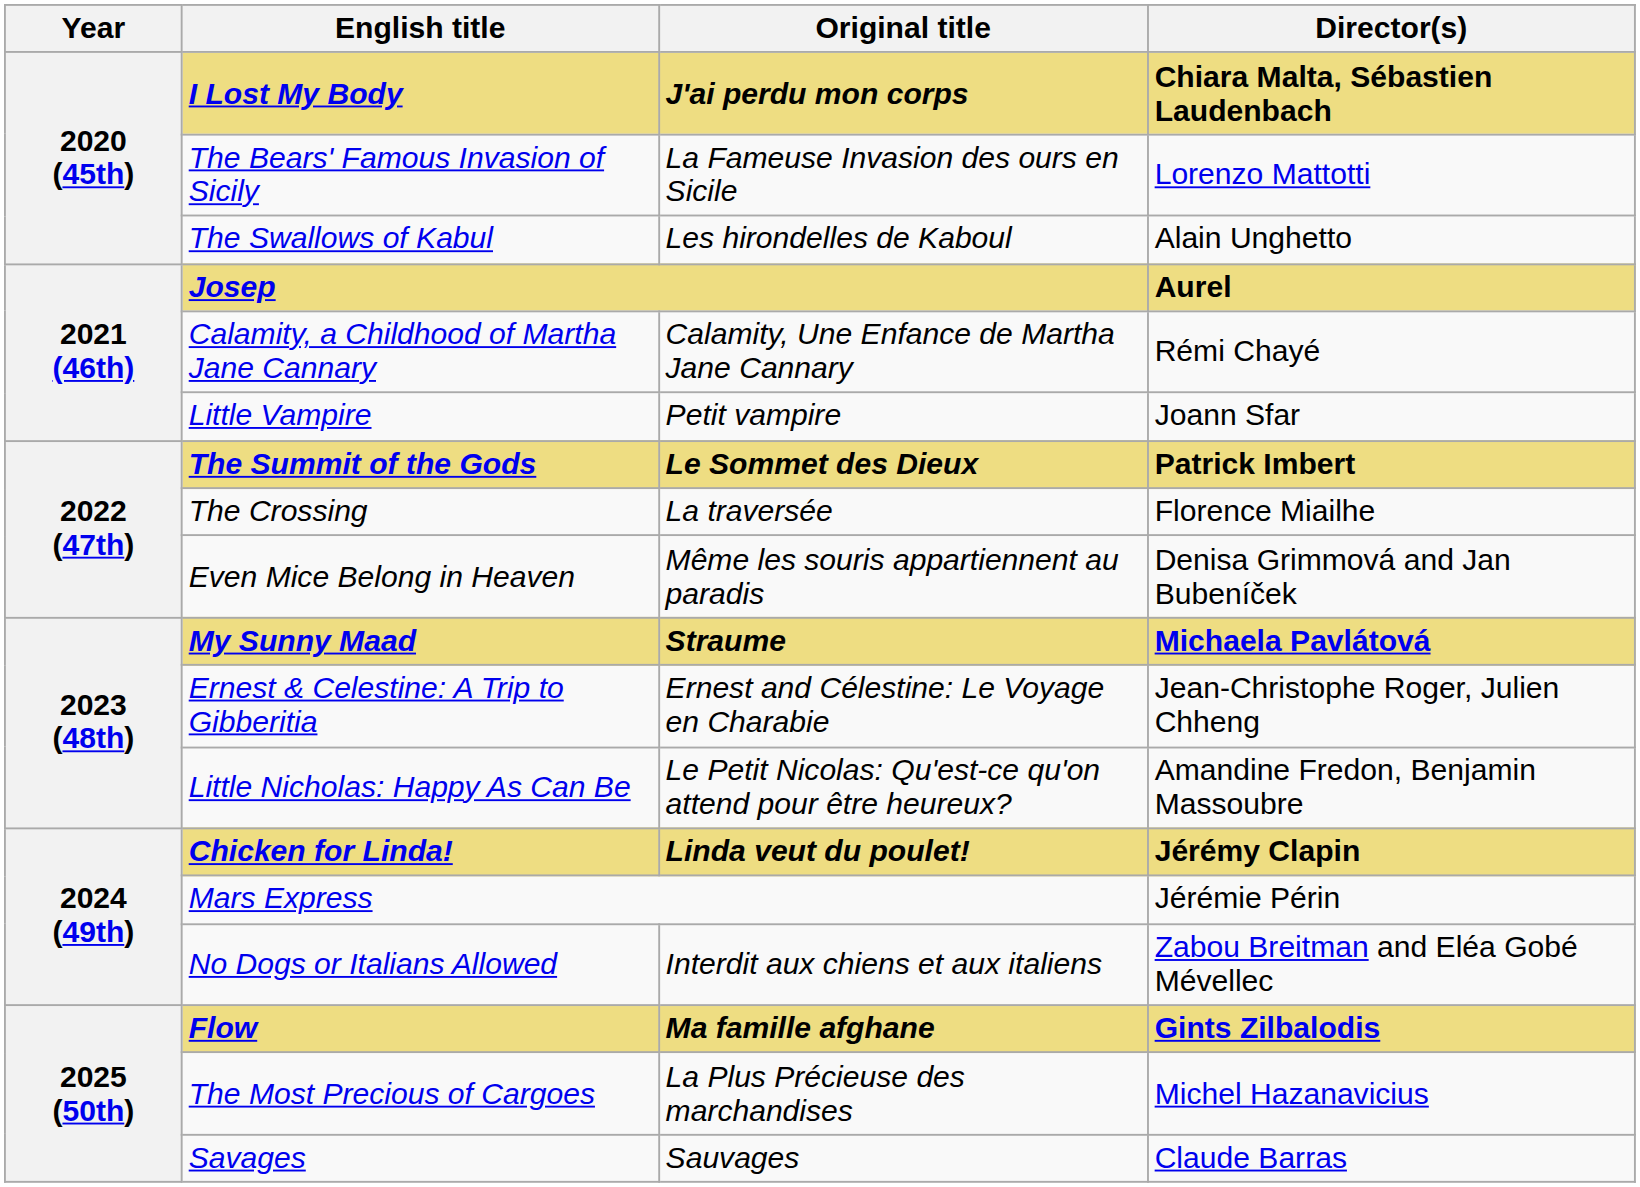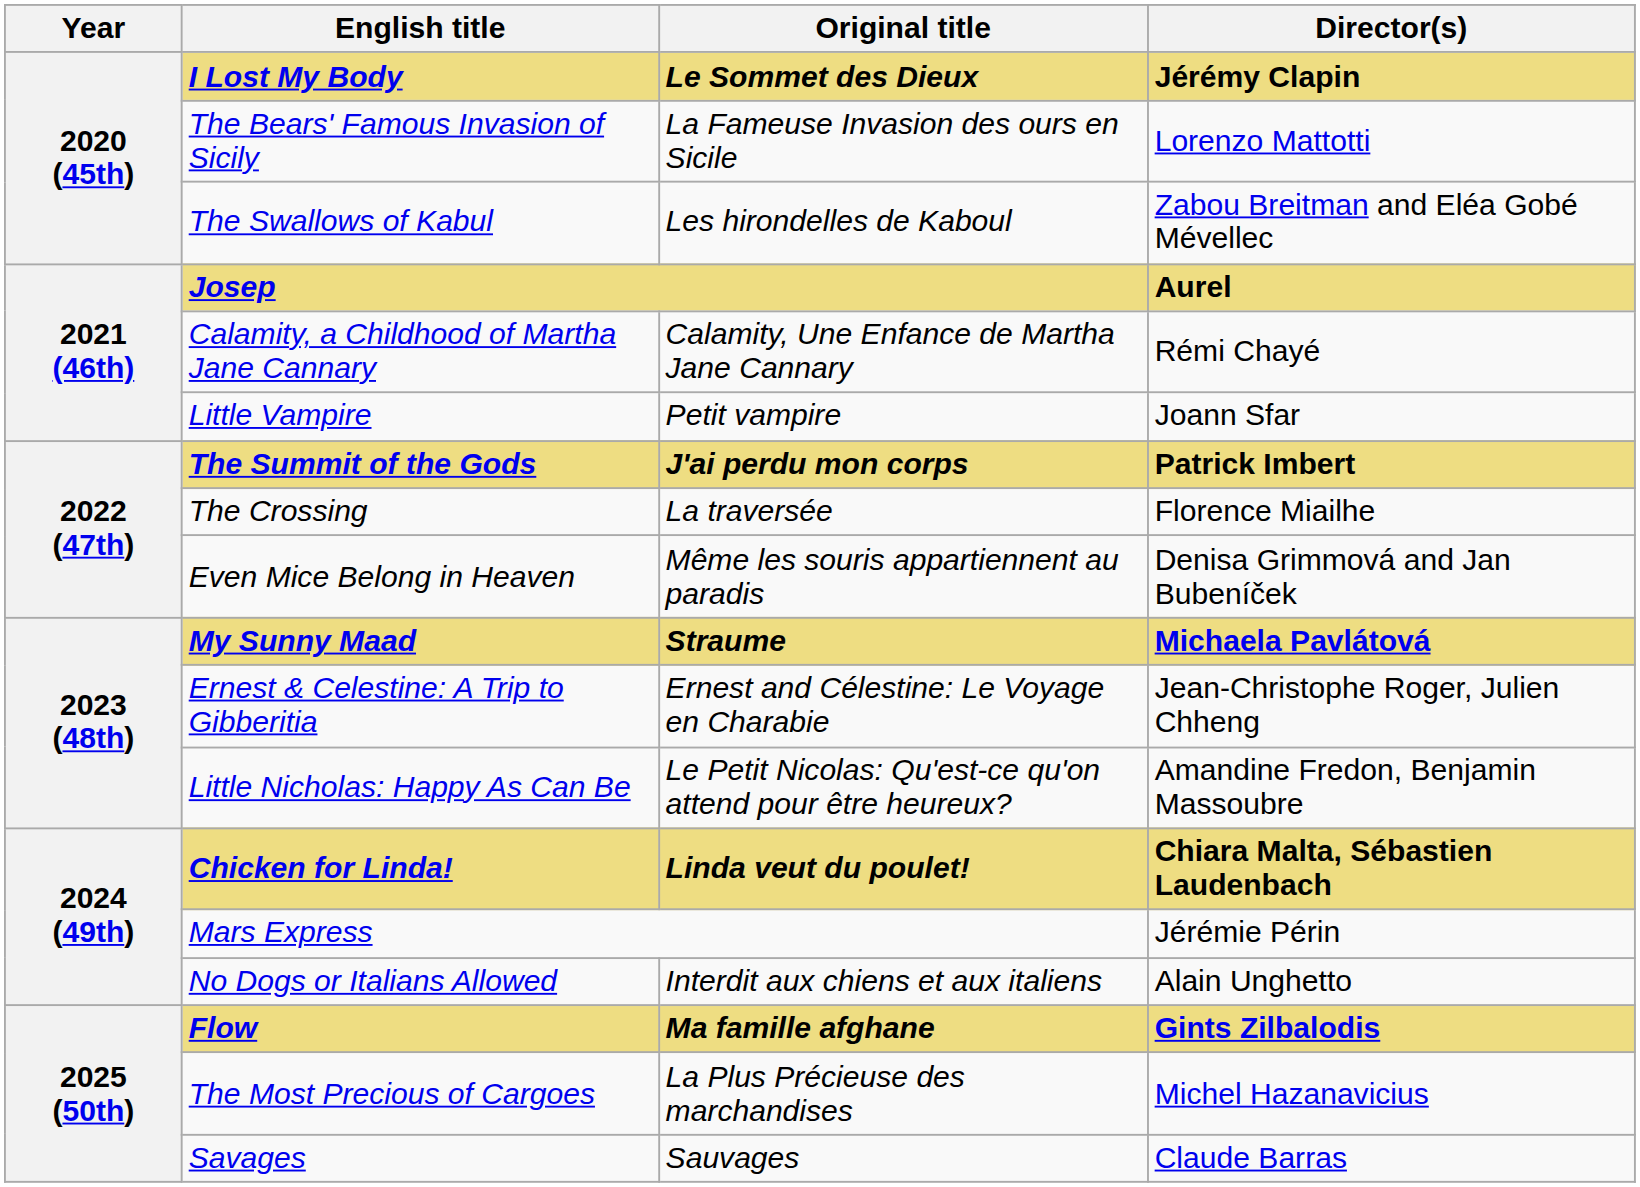(817, 92) J'ai perdu mon corps -> (822, 76) Le Sommet des Dieux
(1323, 92) Chiara Malta, Sébastien Laudenbach -> (1257, 76) Jérémy Clapin
(1253, 239) Alain Unghetto -> (1366, 222) Zabou Breitman and Eléa Gobé Mévellec
(822, 463) Le Sommet des Dieux -> (817, 463) J'ai perdu mon corps
(1257, 851) Jérémy Clapin -> (1323, 868) Chiara Malta, Sébastien Laudenbach
(1366, 963) Zabou Breitman and Eléa Gobé Mévellec -> (1253, 980) Alain Unghetto
